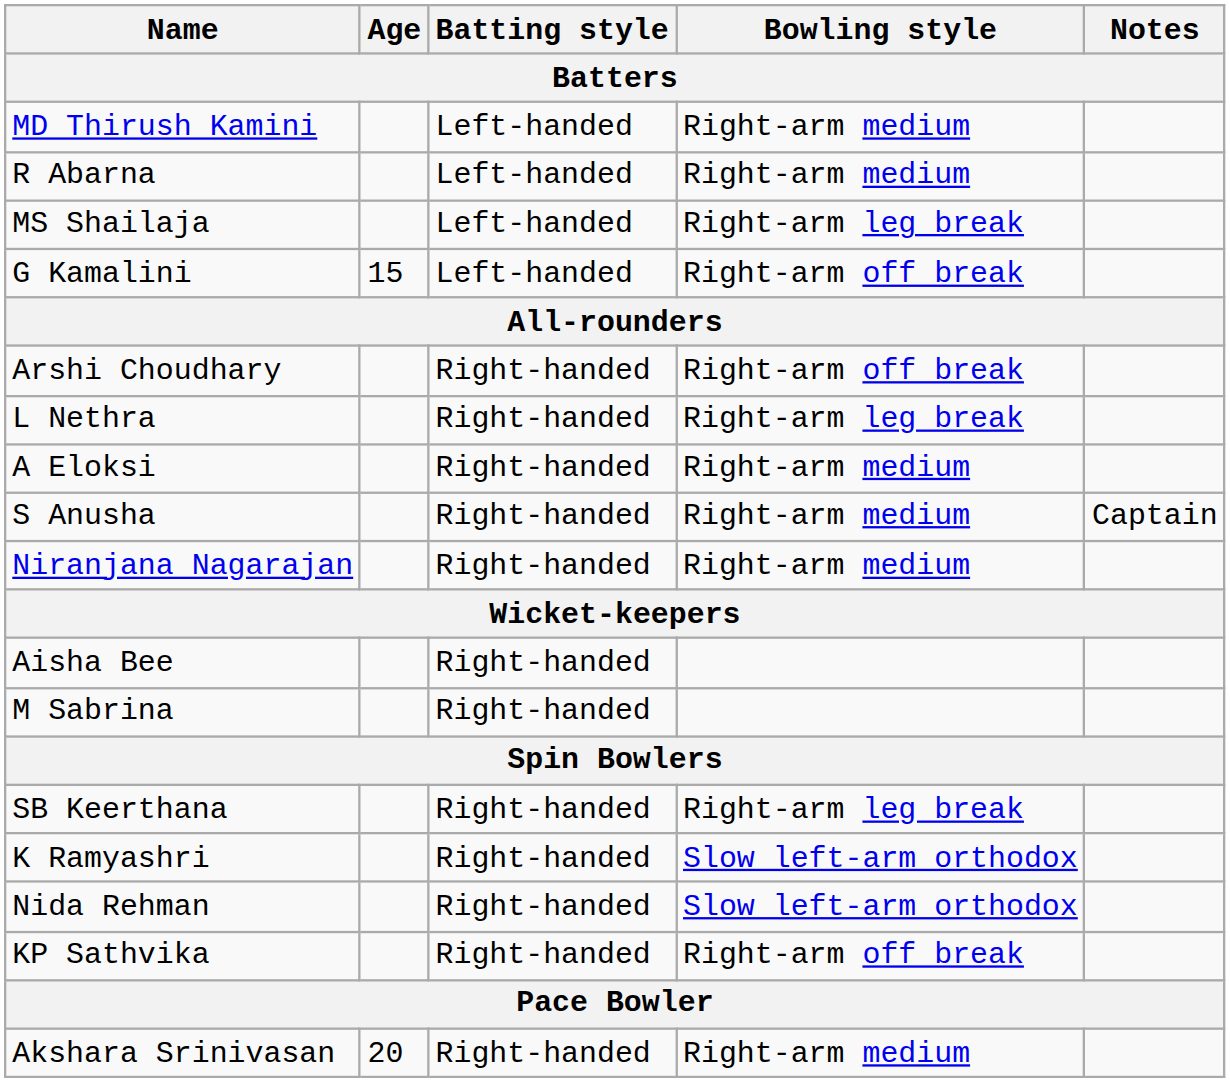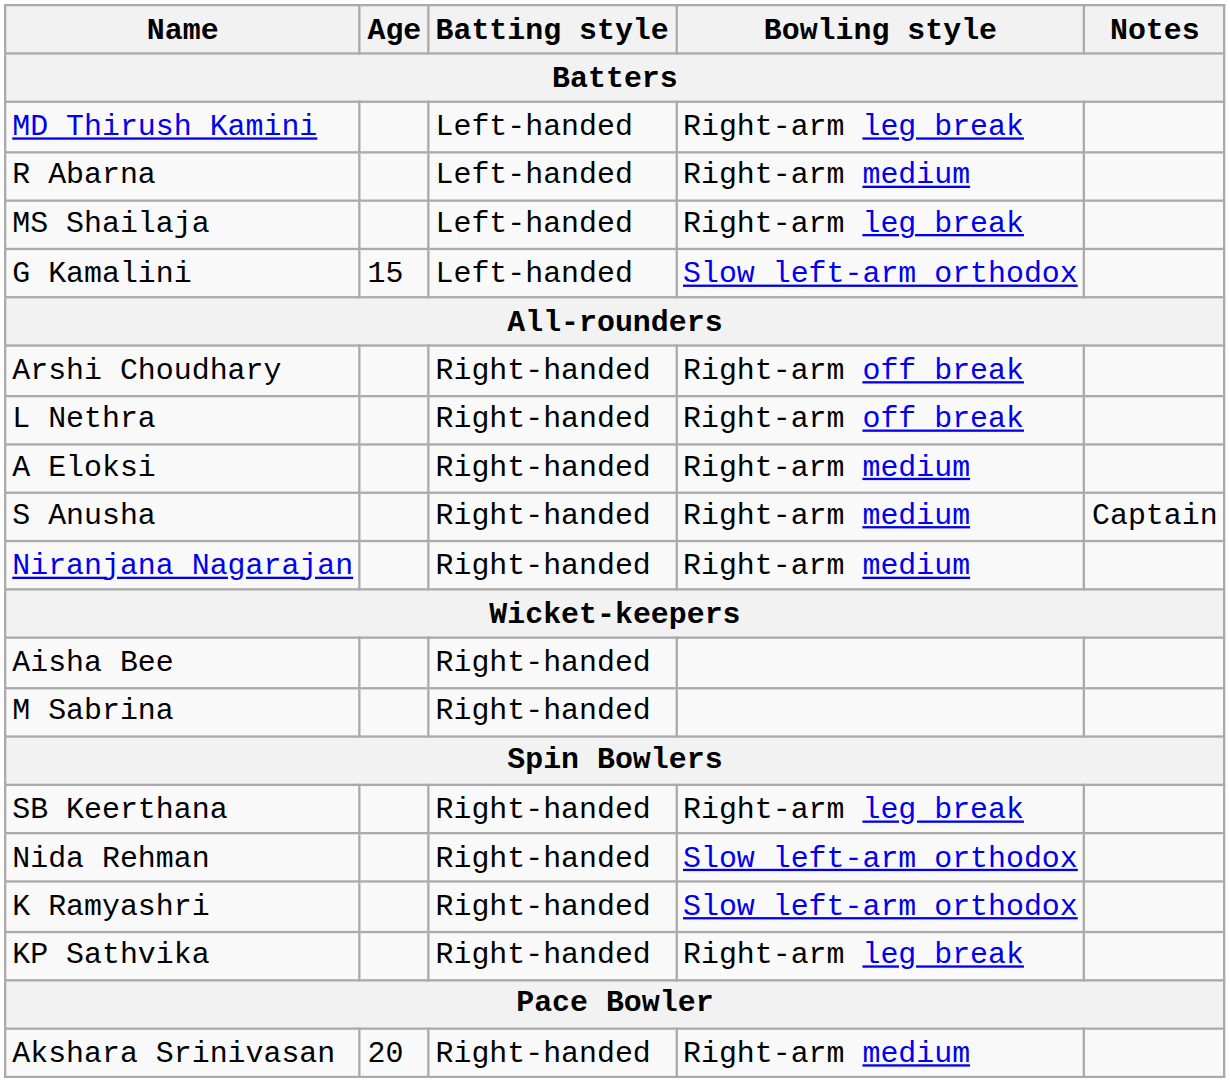(827, 127) Right-arm medium -> (853, 127) Right-arm leg break
(853, 273) Right-arm off break -> (880, 273) Slow left-arm orthodox
(853, 419) Right-arm leg break -> (853, 419) Right-arm off break
rows swapped: (111, 858) <-> (111, 907)
(853, 955) Right-arm off break -> (853, 955) Right-arm leg break
